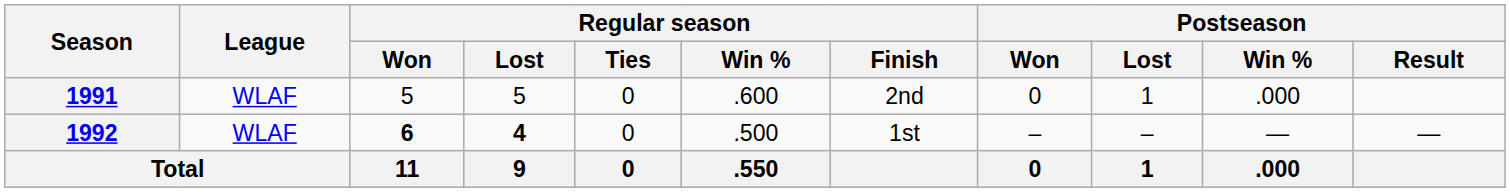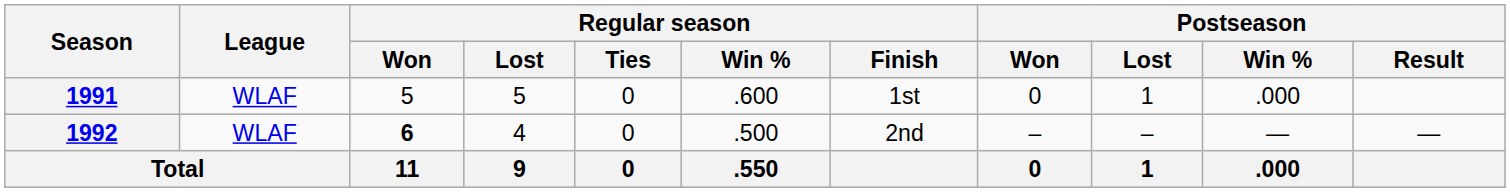(904, 96) 2nd -> (904, 96) 1st
(519, 133) bold -> (519, 133) normal
(904, 133) 1st -> (904, 133) 2nd
